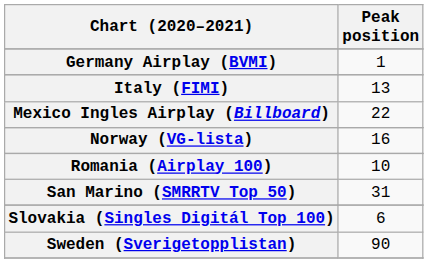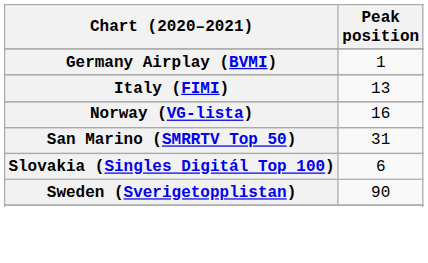- row: (172, 114)
- row: (172, 166)
